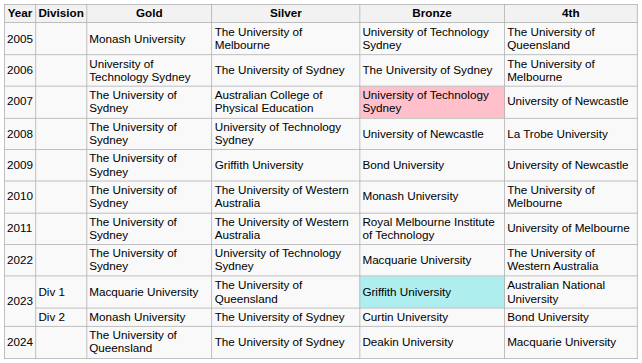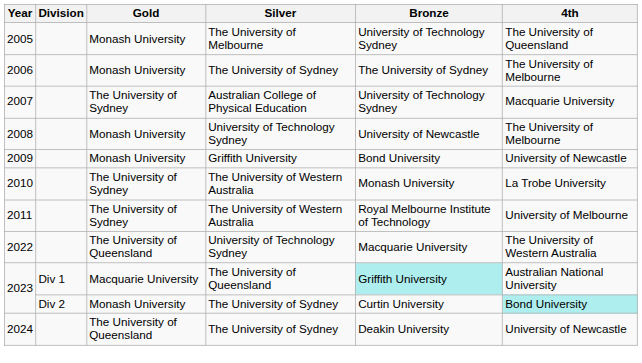(140, 70) University of Technology Sydney -> (137, 70) Monash University
(426, 102) pink background -> (421, 102) no background
(568, 102) University of Newcastle -> (560, 102) Macquarie University
(133, 133) The University of Sydney -> (137, 133) Monash University
(557, 133) La Trobe University -> (549, 133) The University of Melbourne
(133, 165) The University of Sydney -> (137, 158) Monash University
(551, 197) The University of Melbourne -> (556, 184) La Trobe University
(133, 260) The University of Sydney -> (133, 247) The University of Queensland
(548, 317) no background -> (546, 304) paleturquoise background
(562, 342) Macquarie University -> (566, 329) University of Newcastle
